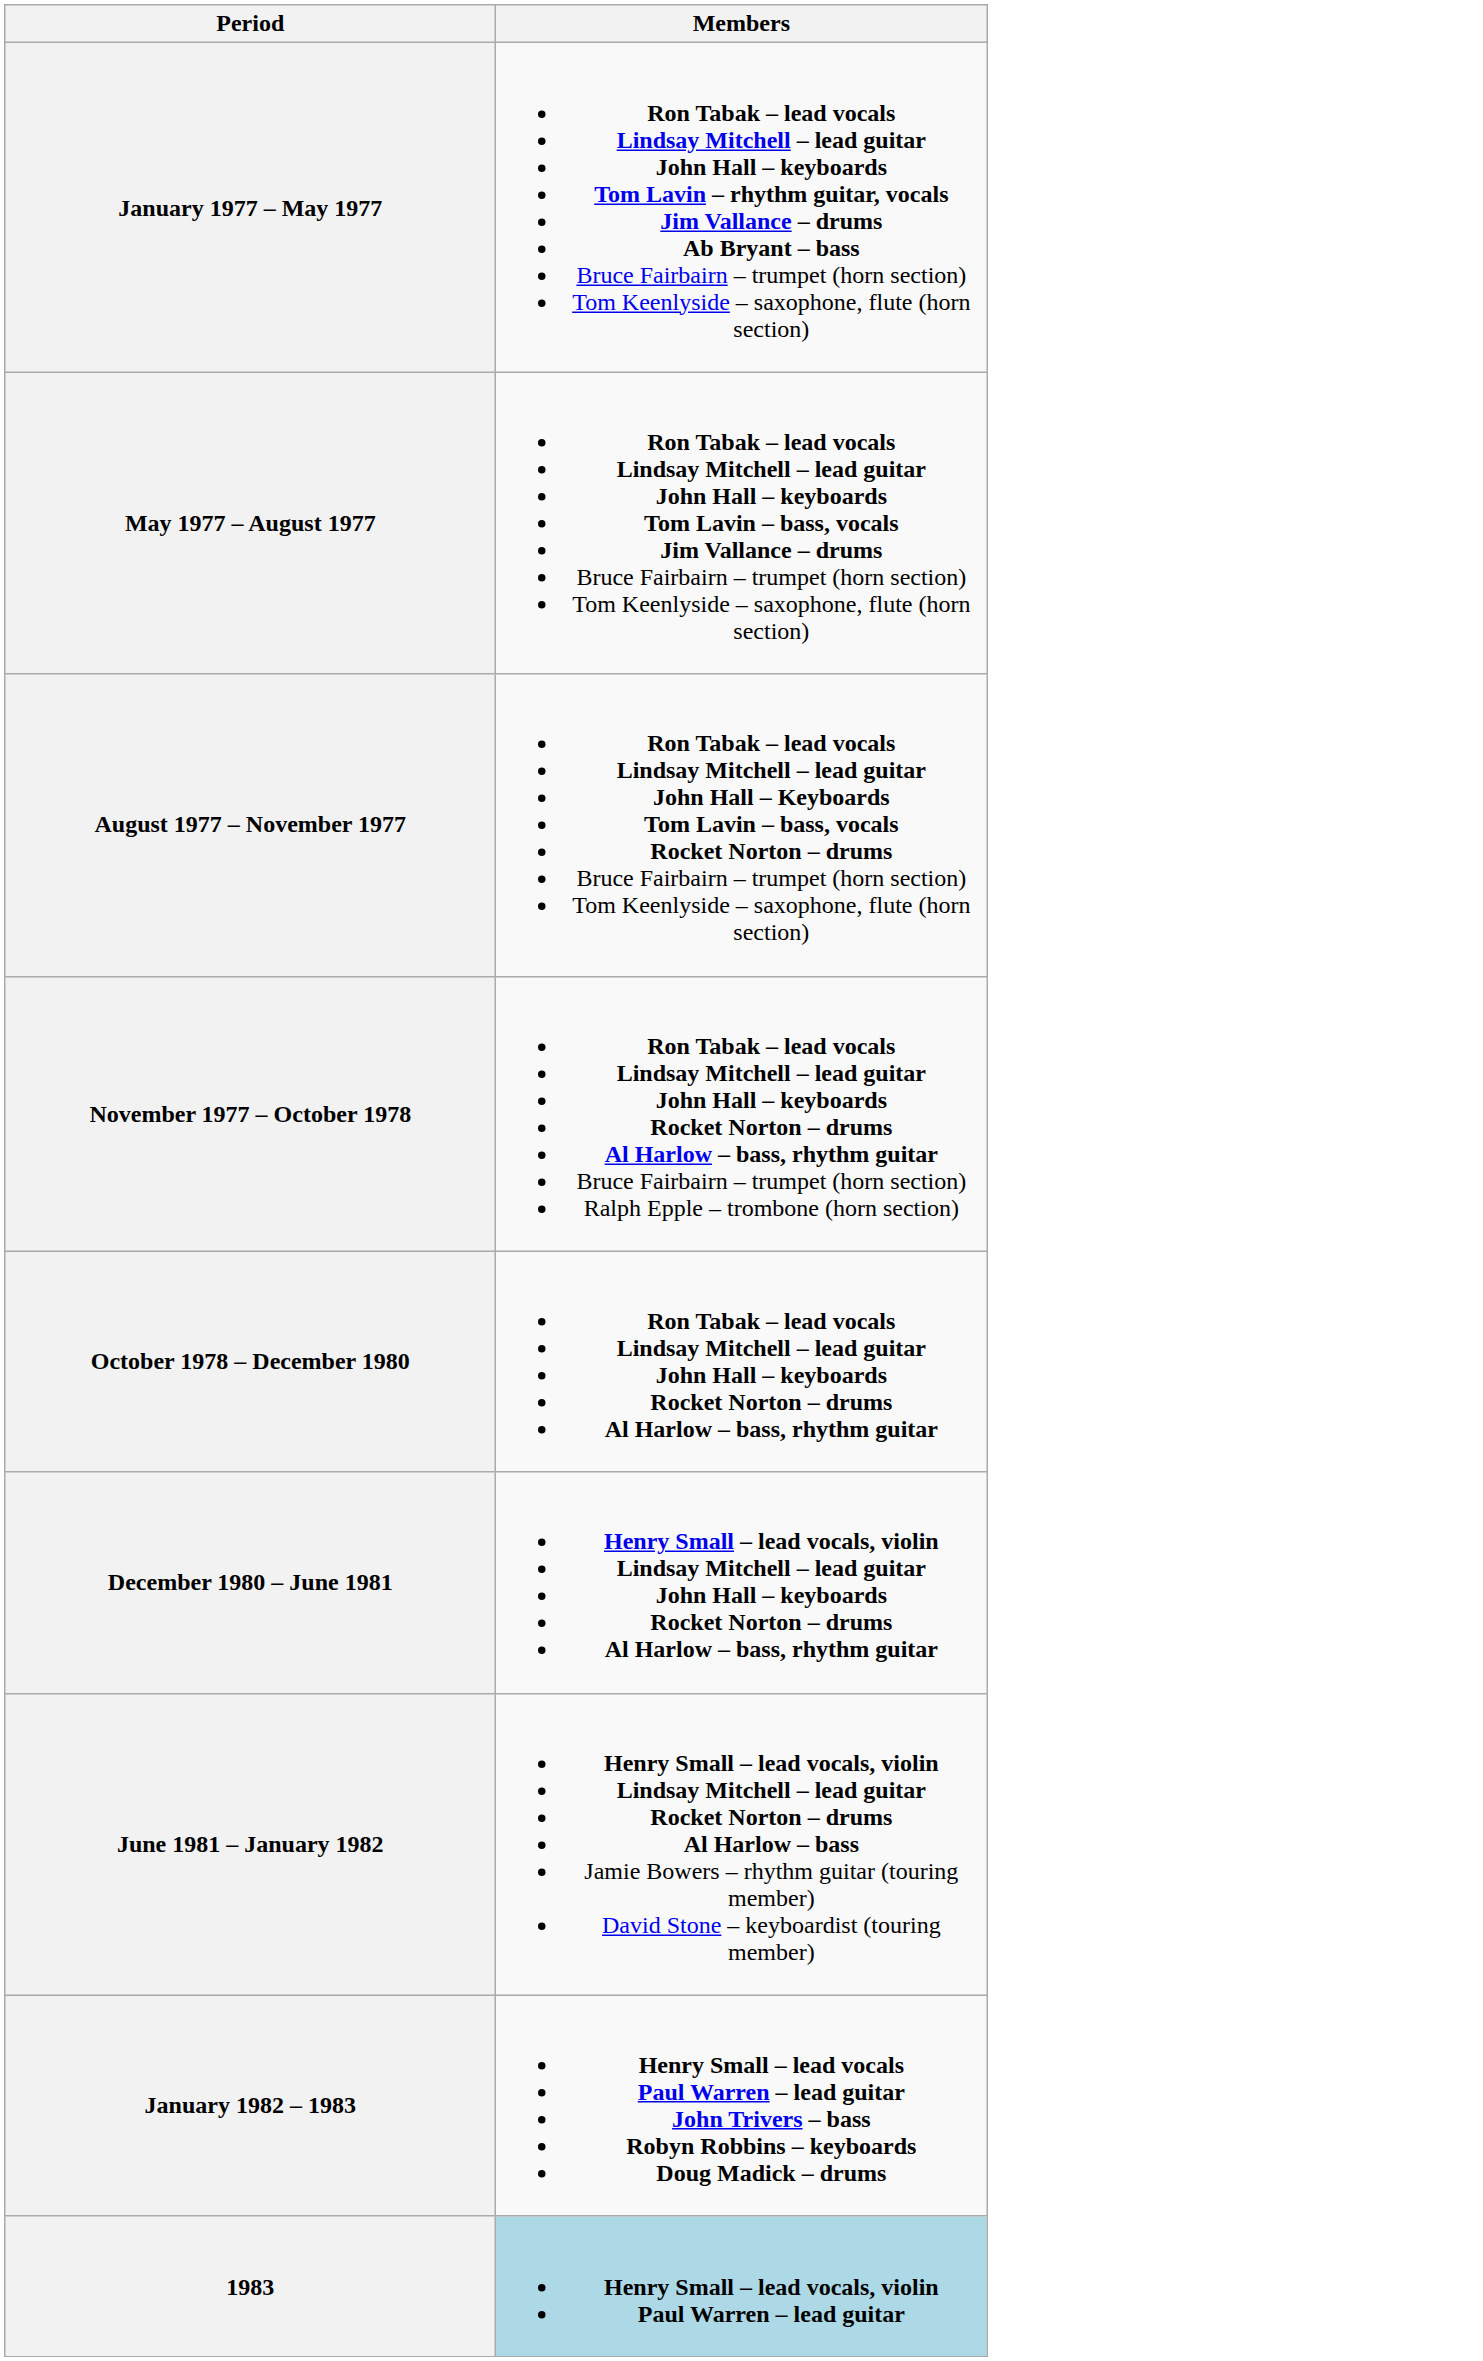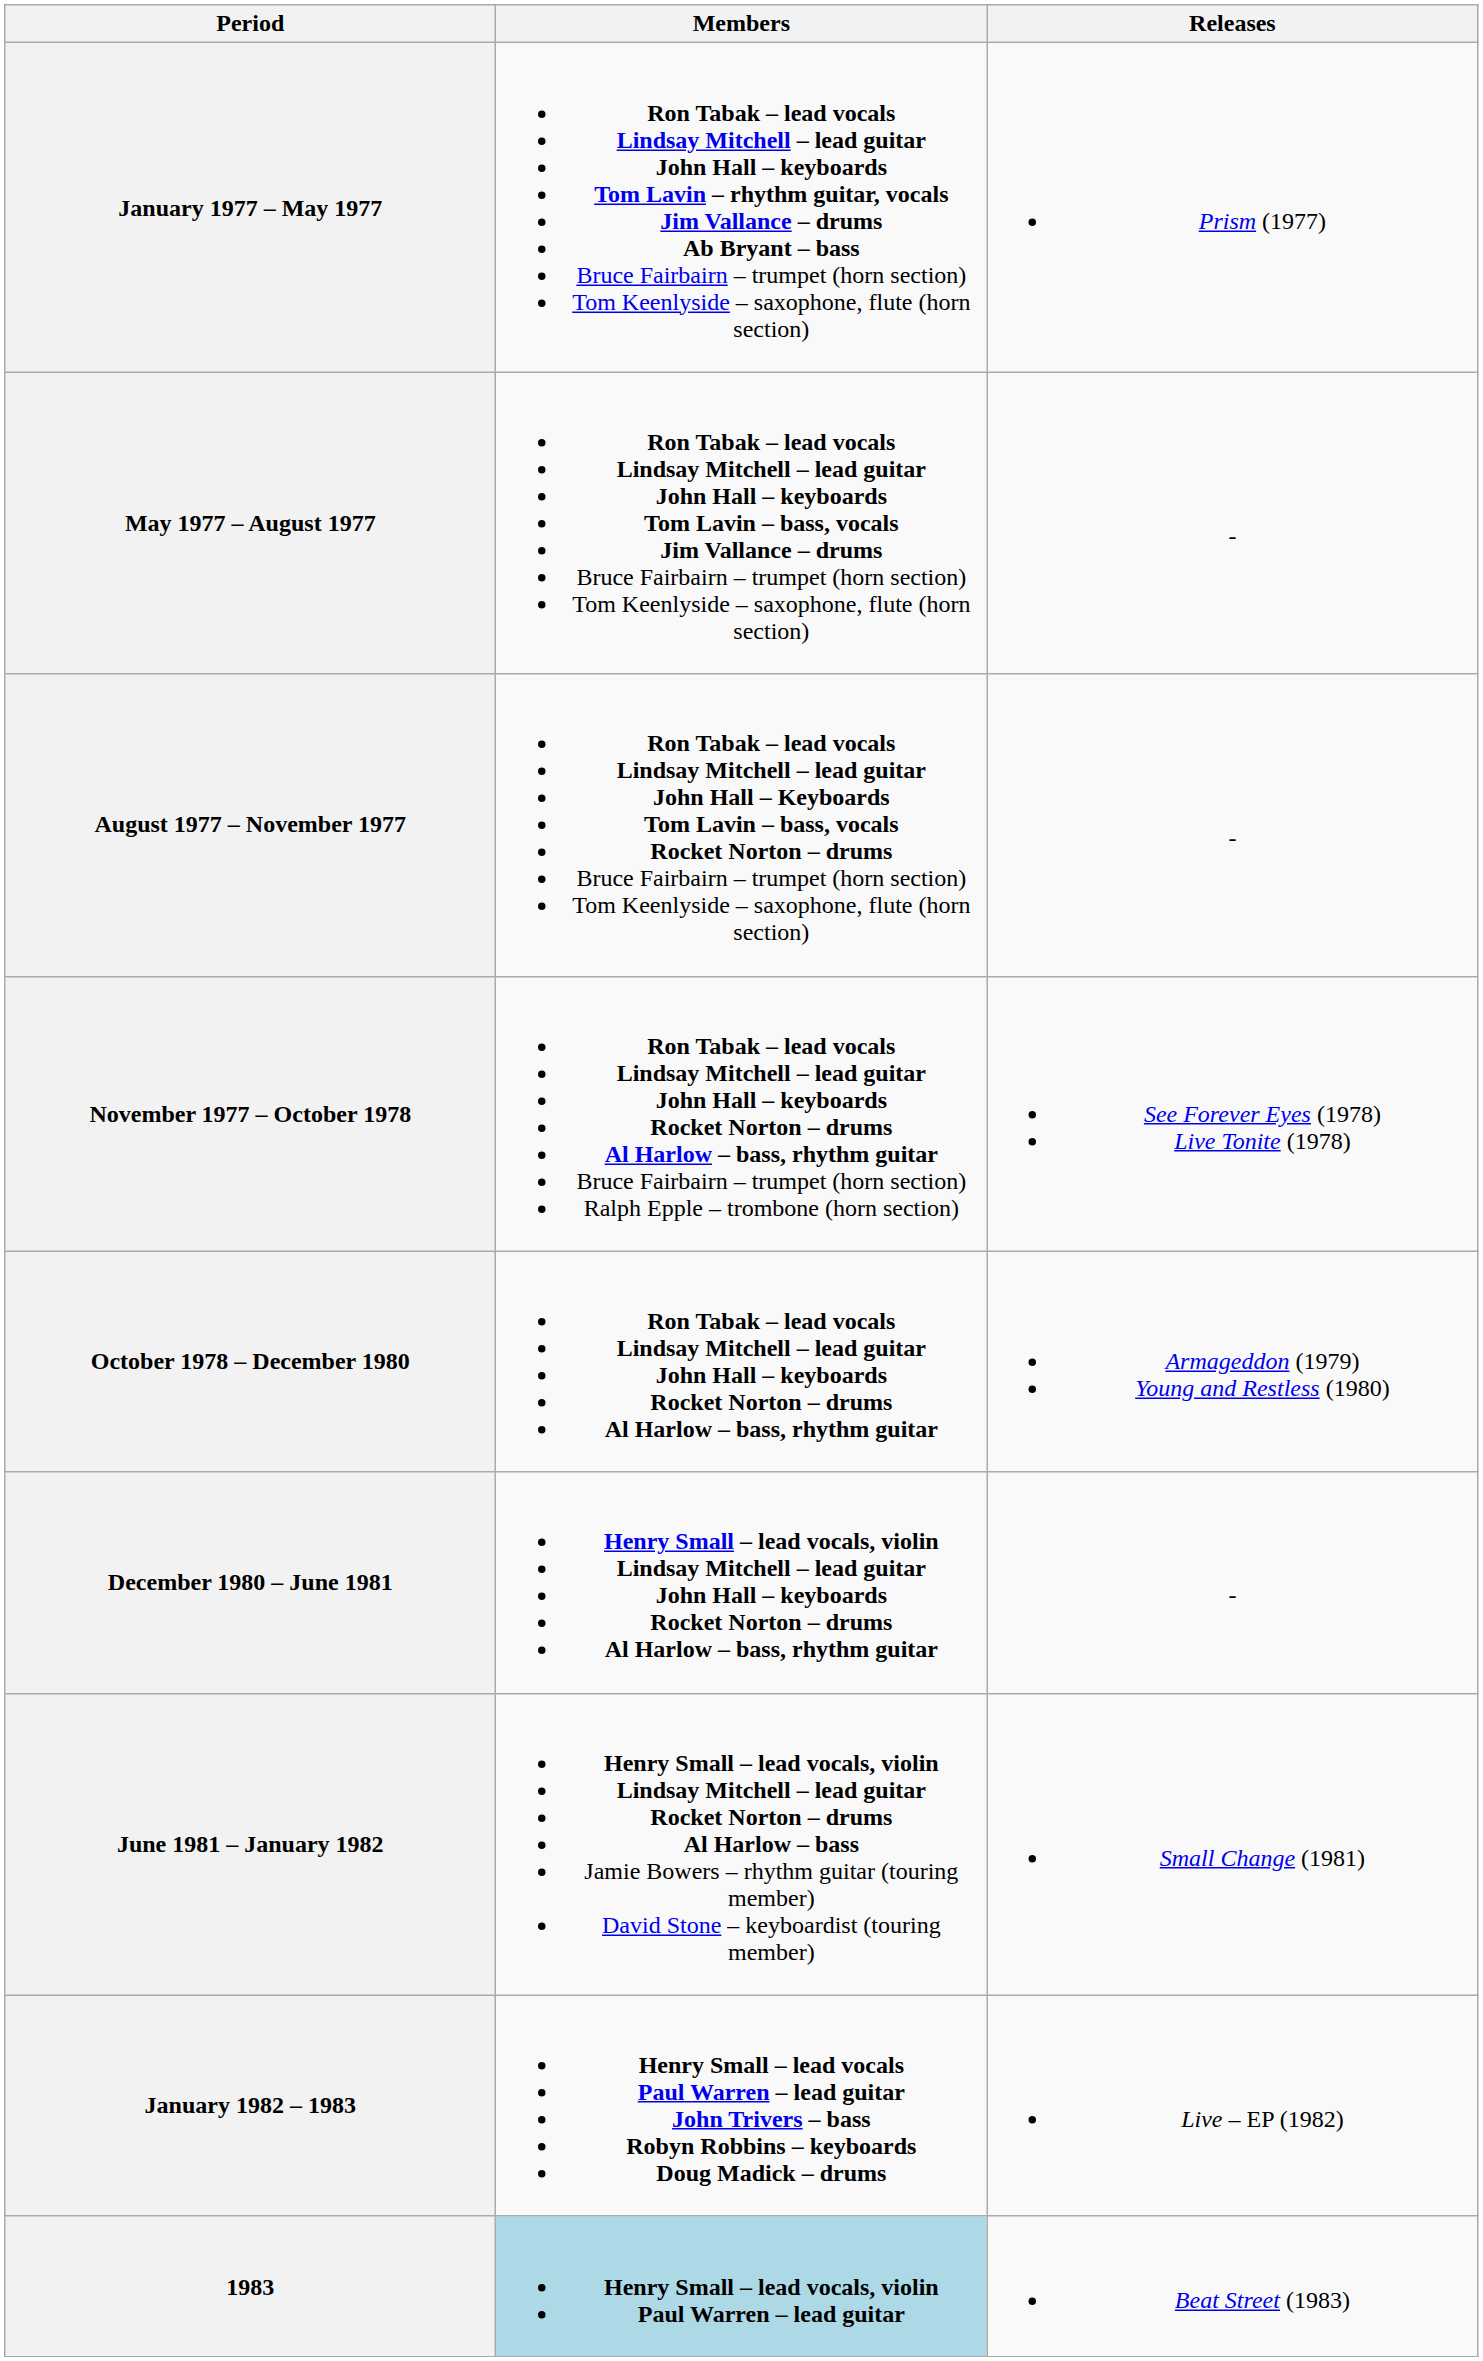+ column: (1232, 23)
